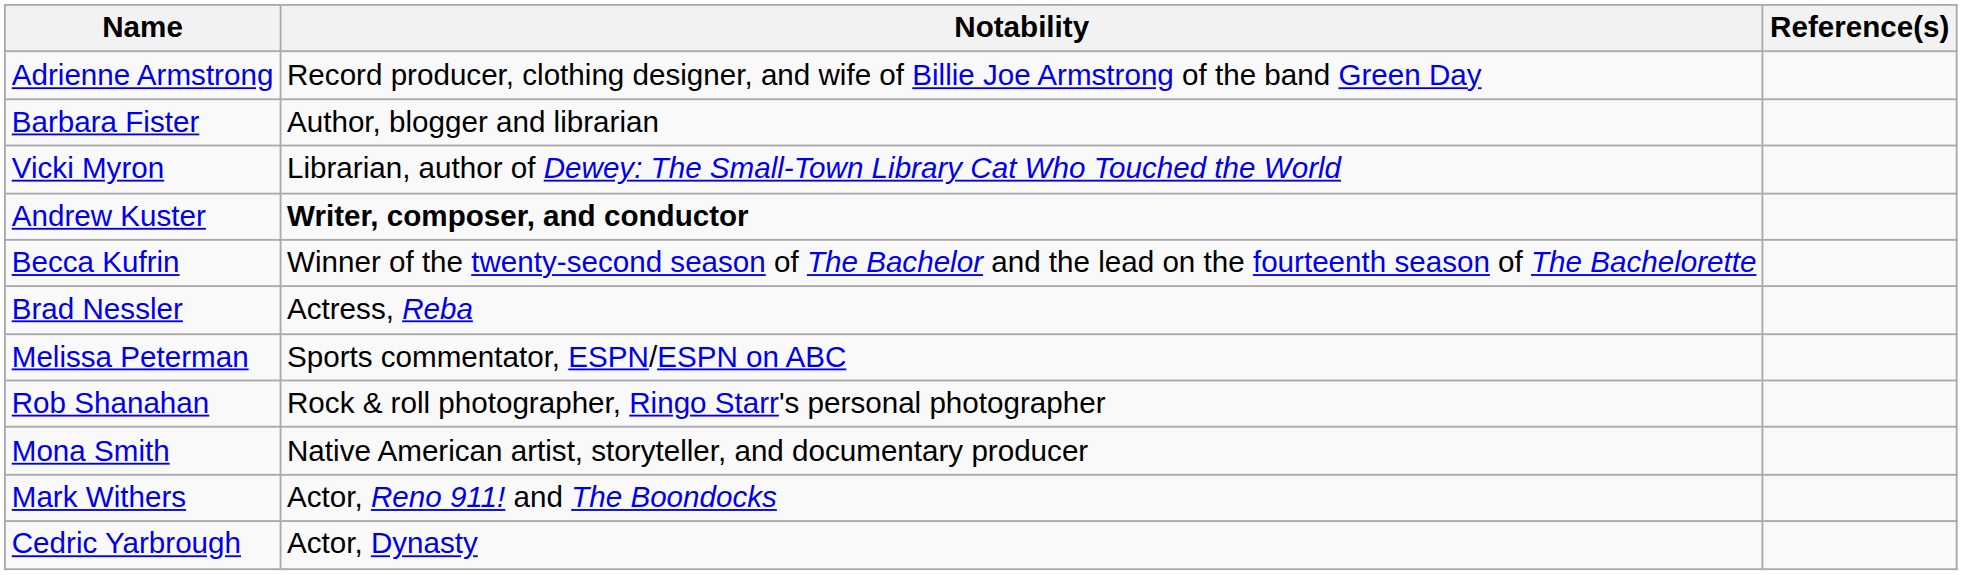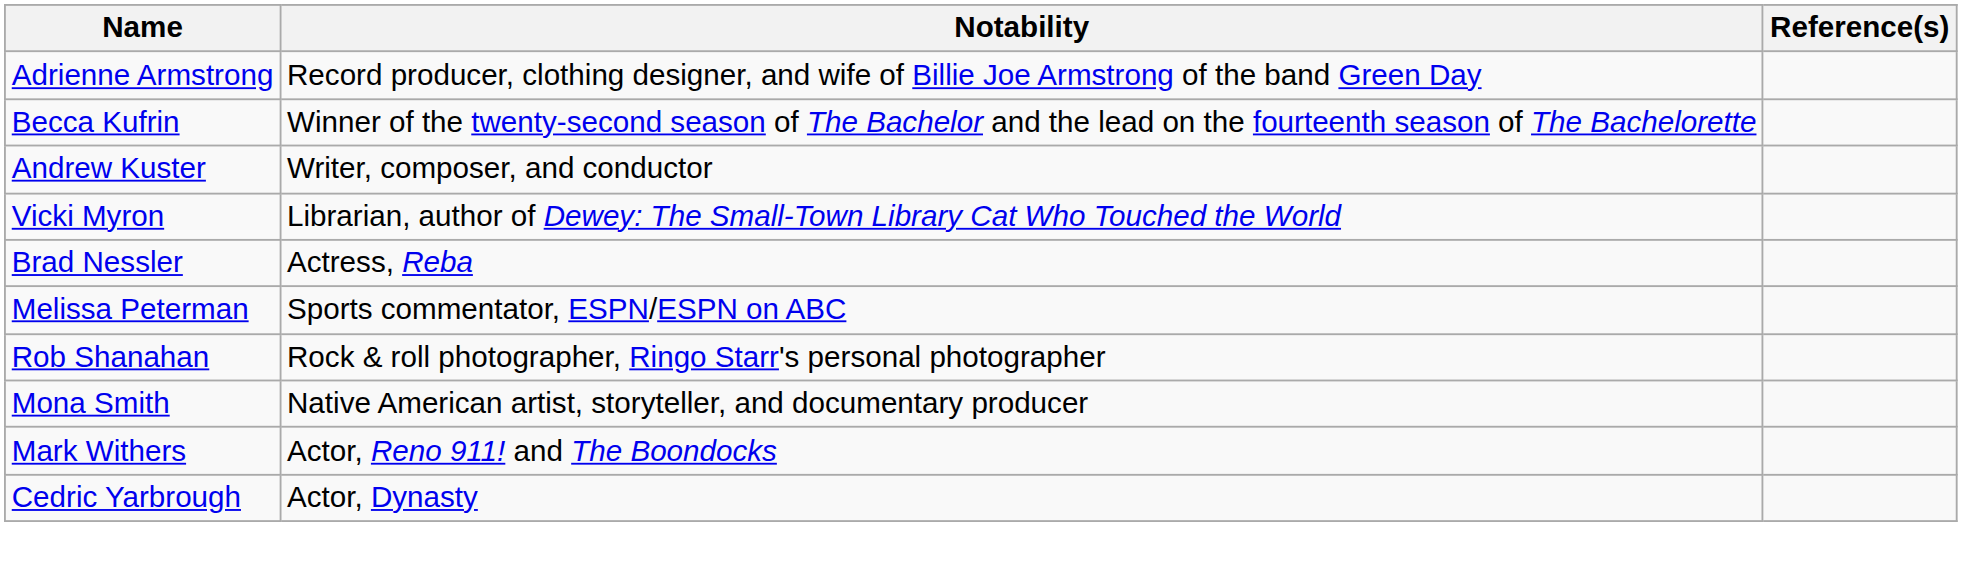- row: (106, 121)
rows swapped: (96, 262) <-> (88, 168)
(518, 215) bold -> (500, 168) normal
